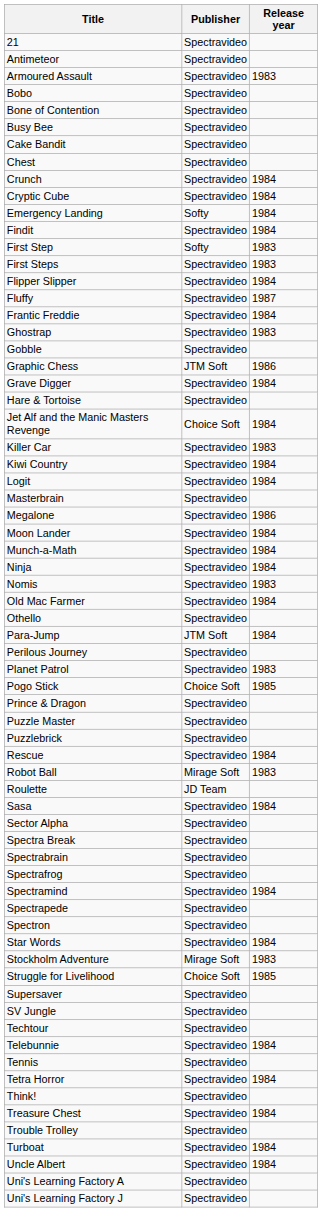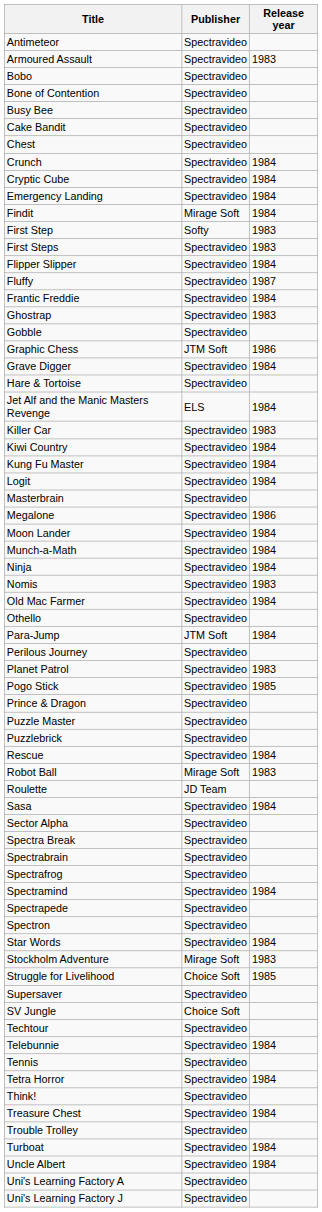- row: (13, 42)
(196, 213) Softy -> (216, 196) Spectravideo
(216, 230) Spectravideo -> (212, 213) Mirage Soft
(212, 424) Choice Soft -> (194, 407) ELS
+ row: (45, 464)
(212, 686) Choice Soft -> (216, 686) Spectravideo
(216, 1011) Spectravideo -> (212, 1011) Choice Soft
